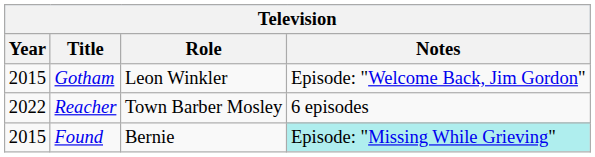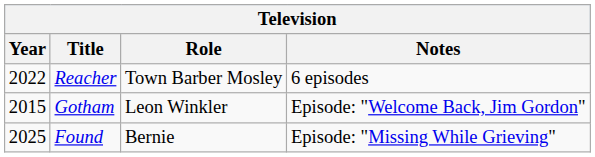rows swapped: (84, 78) <-> (85, 107)
(27, 136) 2015 -> (27, 136) 2025
(423, 136) paleturquoise background -> (423, 136) no background
